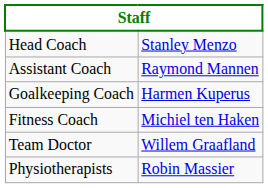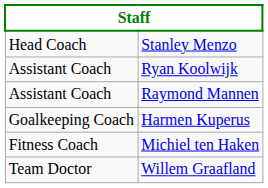+ row: (190, 69)
- row: (188, 169)
